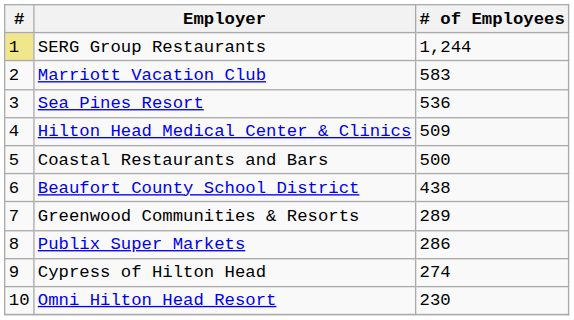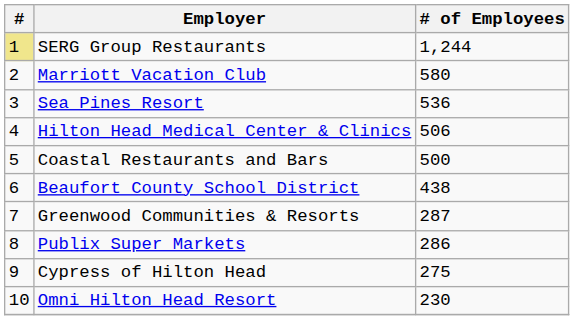(435, 75) 583 -> (435, 75) 580
(435, 131) 509 -> (435, 131) 506
(435, 216) 289 -> (435, 216) 287
(435, 272) 274 -> (435, 272) 275
